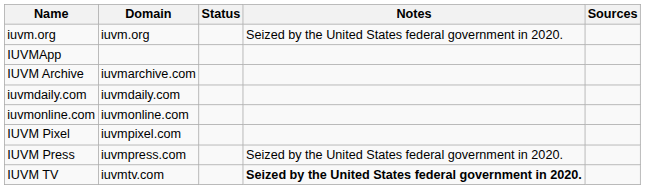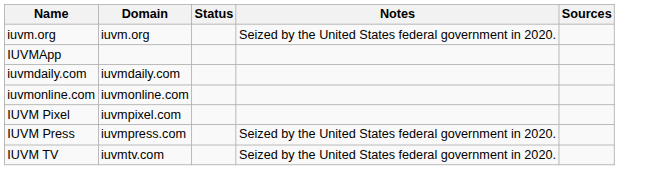- row: (46, 74)
(414, 174) bold -> (398, 154) normal
